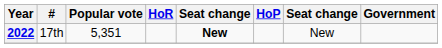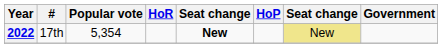(106, 33) 5,351 -> (106, 33) 5,354
(322, 33) no background -> (322, 33) khaki background
